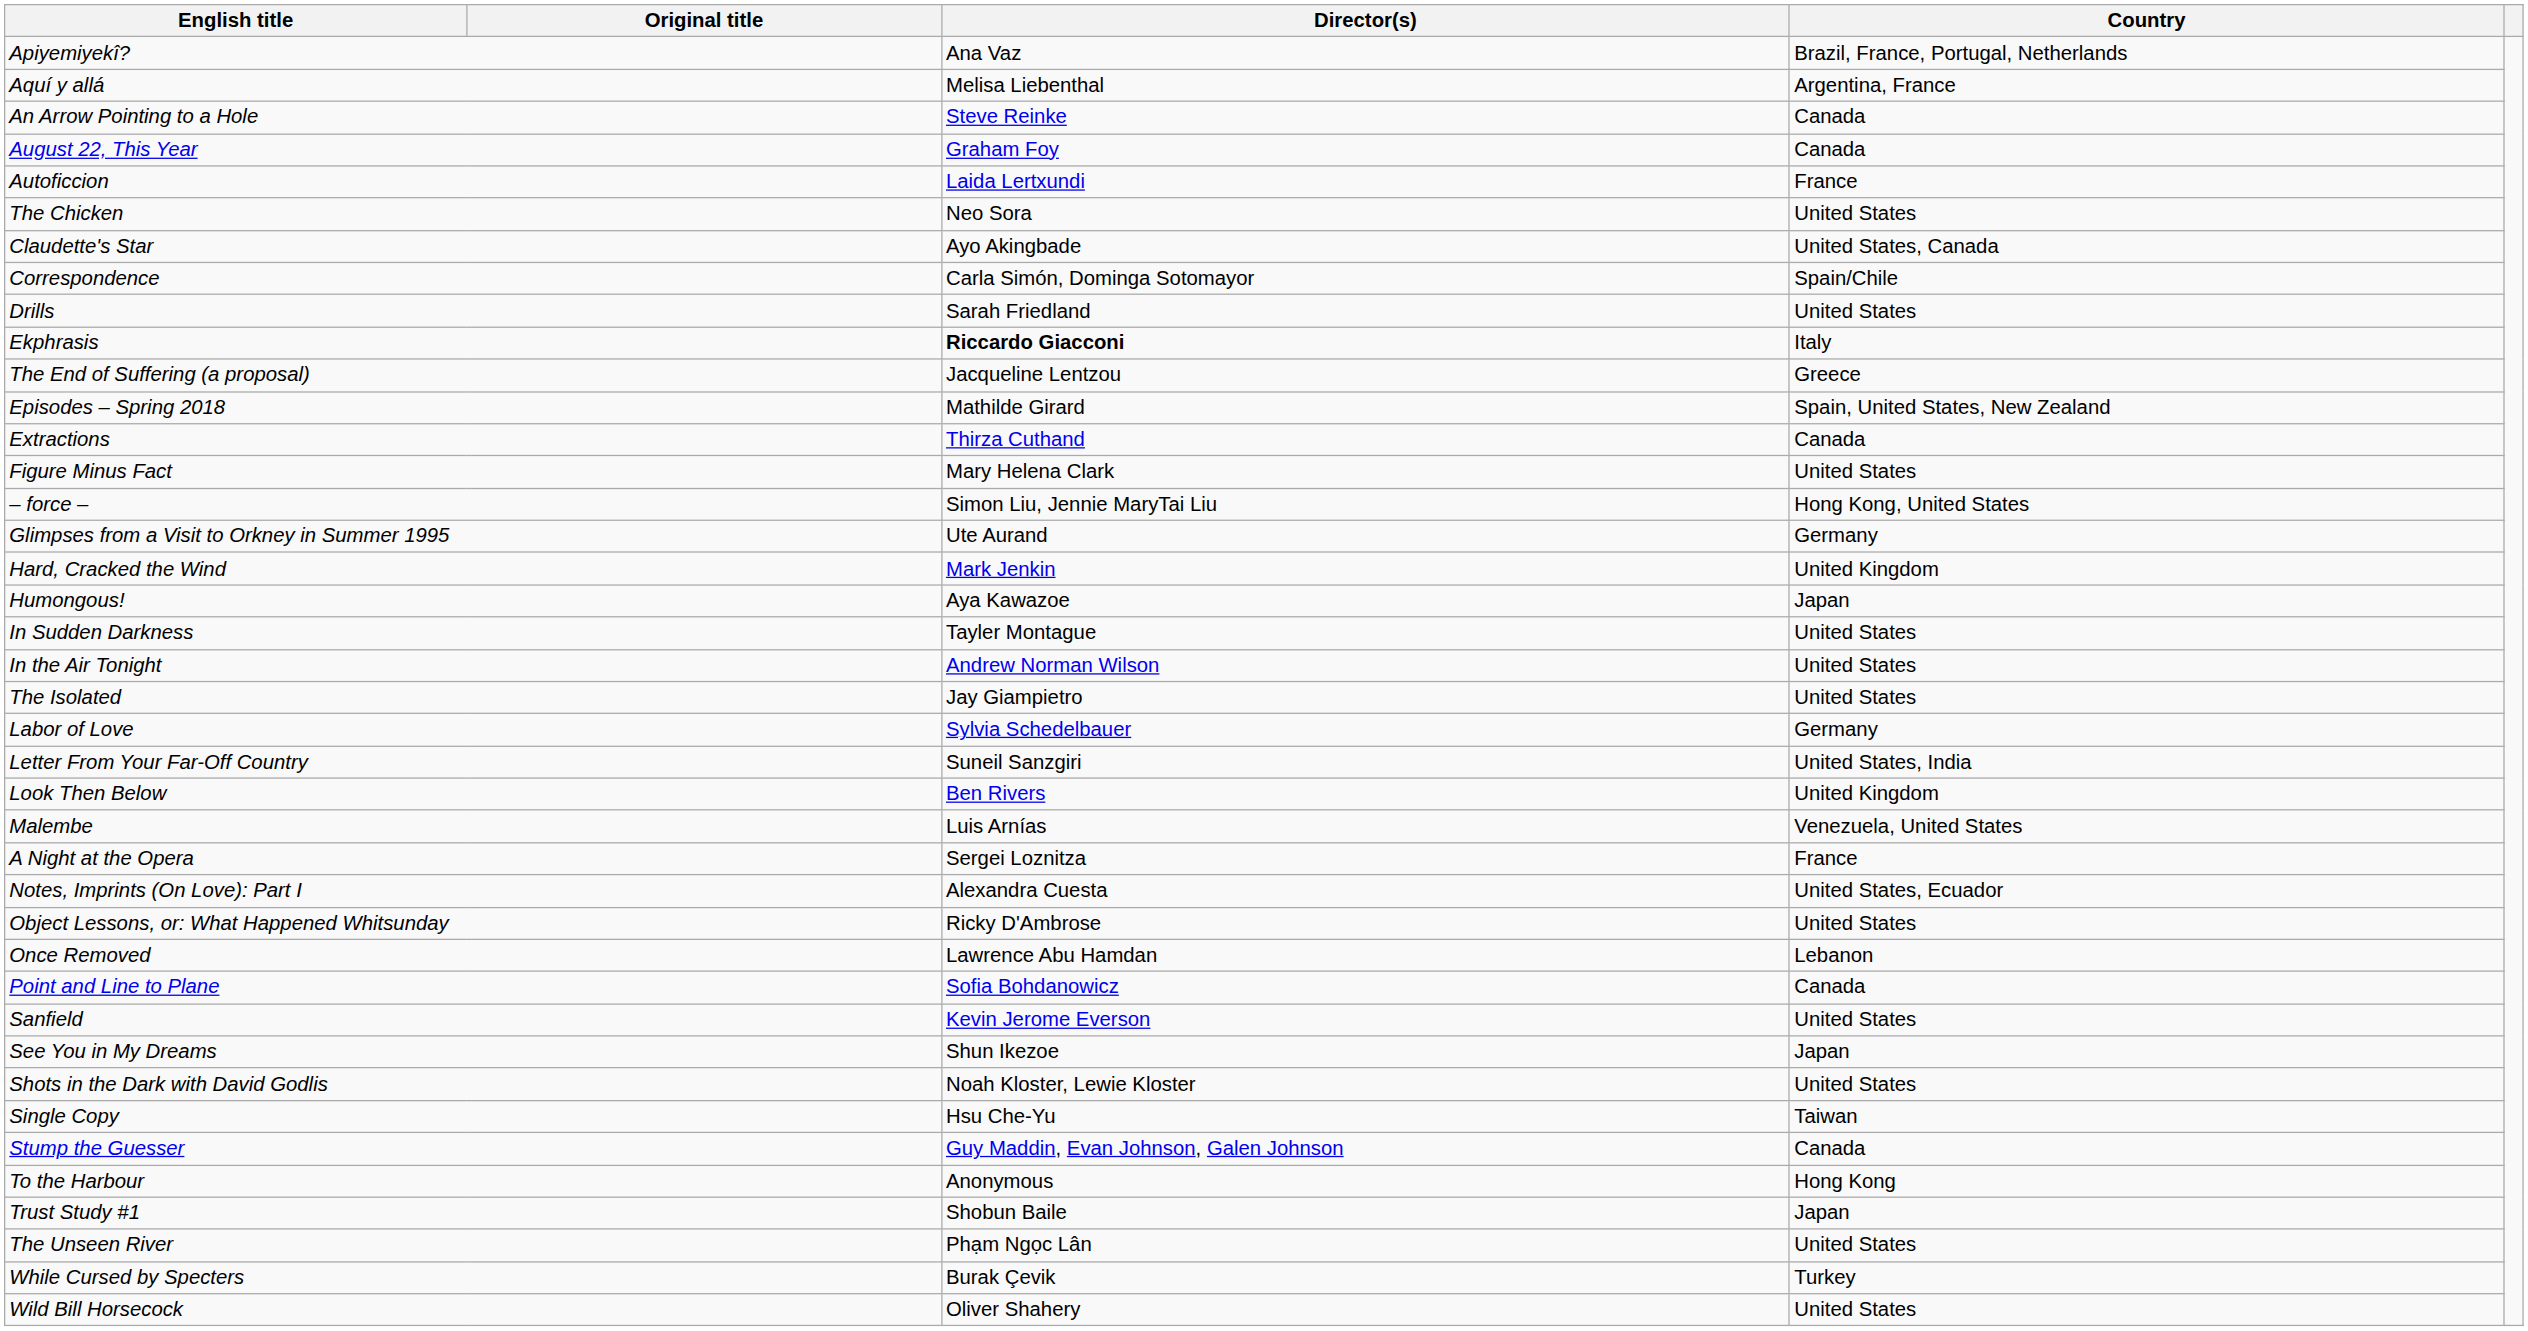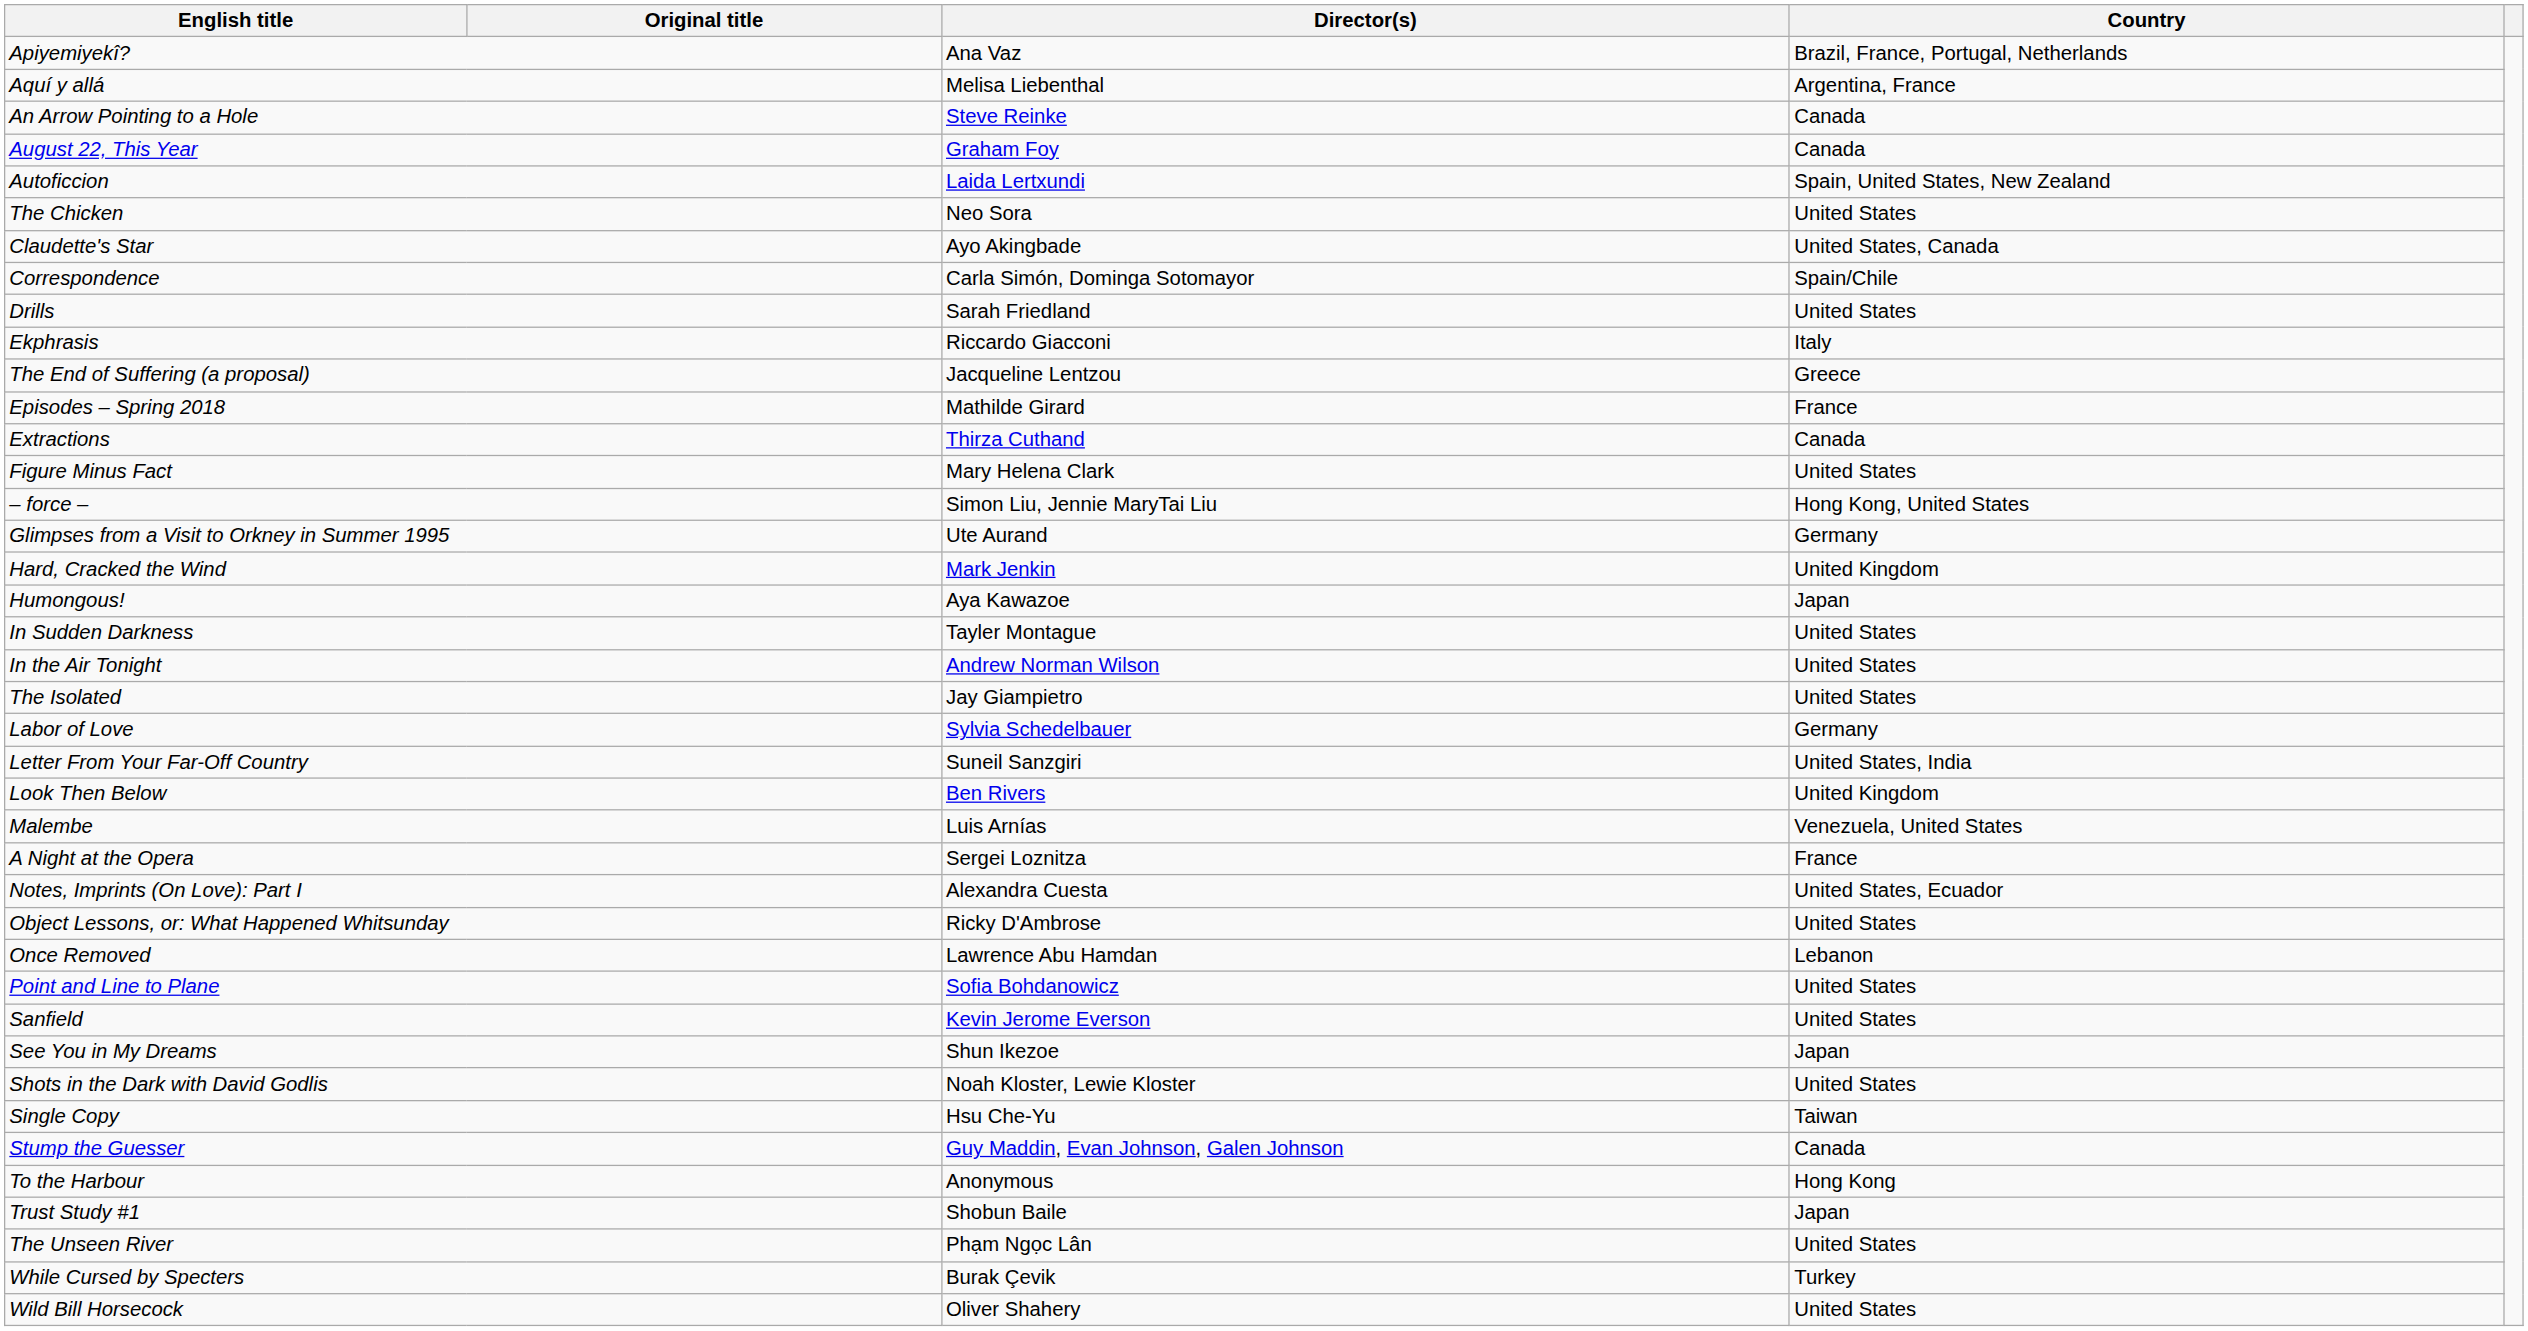(1826, 181) France -> (1952, 181) Spain, United States, New Zealand
(1035, 342) bold -> (1028, 342) normal
(1952, 407) Spain, United States, New Zealand -> (1826, 407) France
(1830, 987) Canada -> (1855, 987) United States
